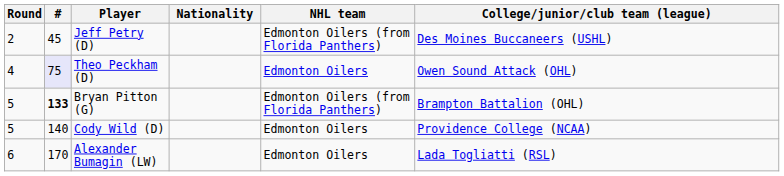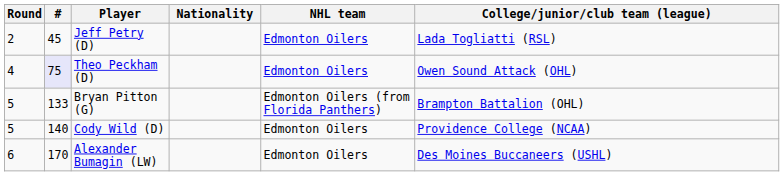(337, 39) Edmonton Oilers (from Florida Panthers) -> (316, 39) Edmonton Oilers
(515, 39) Des Moines Buccaneers (USHL) -> (487, 39) Lada Togliatti (RSL)
(58, 104) bold -> (58, 104) normal
(487, 155) Lada Togliatti (RSL) -> (515, 155) Des Moines Buccaneers (USHL)
